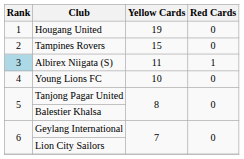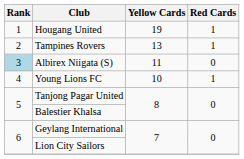(213, 29) 0 -> (213, 29) 1
(157, 46) 15 -> (157, 46) 13
(213, 46) 0 -> (213, 46) 1
(213, 63) 1 -> (213, 63) 0
(213, 79) 0 -> (213, 79) 1
